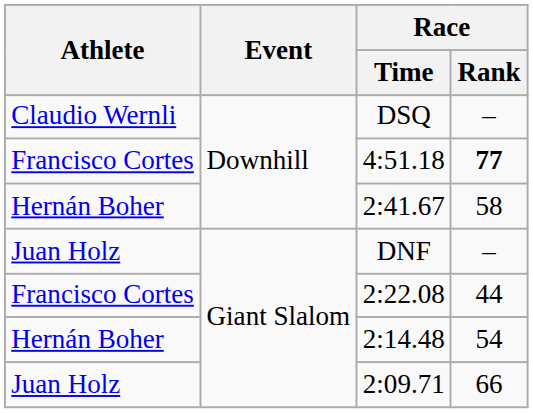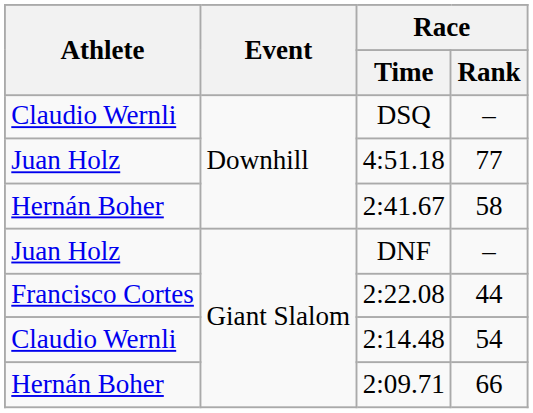(103, 161) Francisco Cortes -> (66, 161) Juan Holz
(489, 161) bold -> (489, 161) normal
(88, 339) Hernán Boher -> (94, 339) Claudio Wernli
(66, 384) Juan Holz -> (88, 384) Hernán Boher
